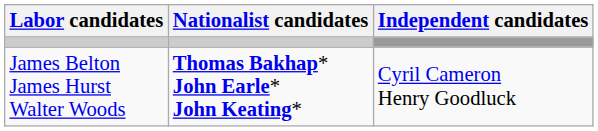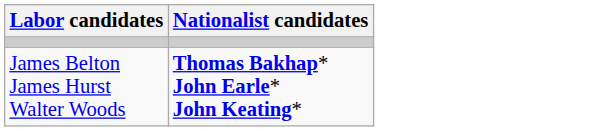- column: (483, 20)
